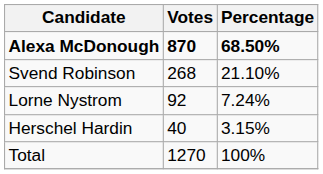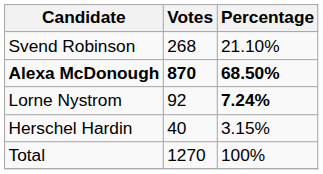rows swapped: (84, 45) <-> (72, 73)
(245, 100) normal -> (245, 100) bold
